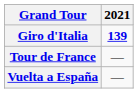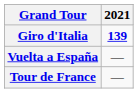rows swapped: (53, 56) <-> (53, 77)
